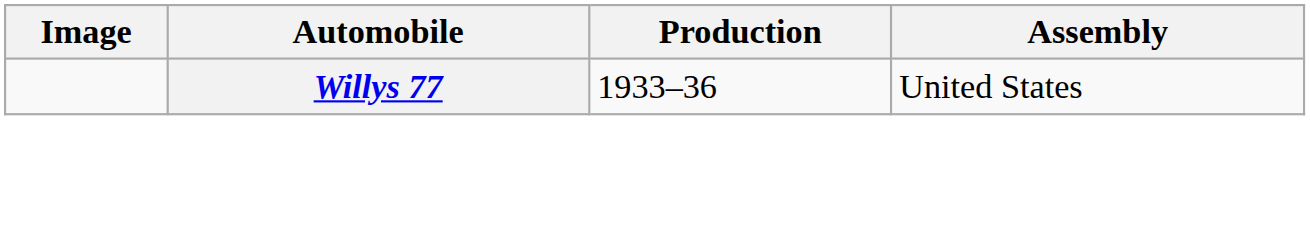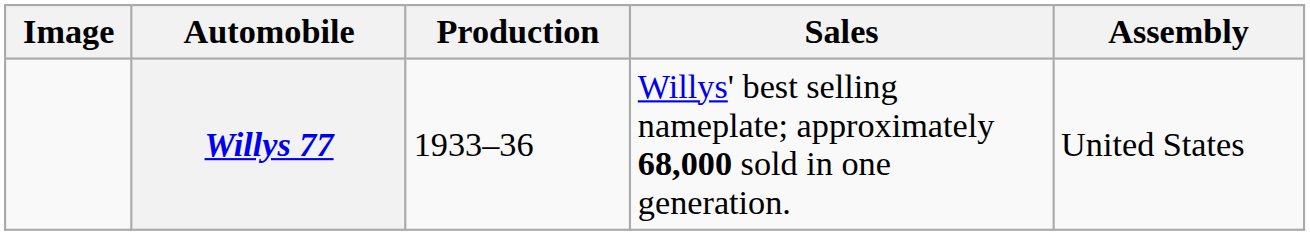+ column: (842, 31)
